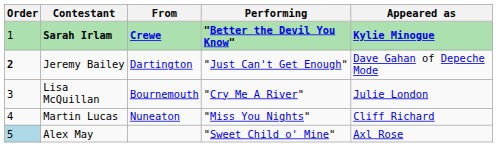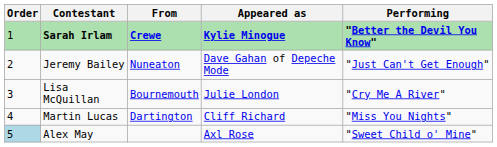columns swapped: (422, 13) <-> (276, 13)
(10, 65) bold -> (10, 65) normal
(161, 65) Dartington -> (155, 65) Nuneaton
(155, 117) Nuneaton -> (161, 117) Dartington
